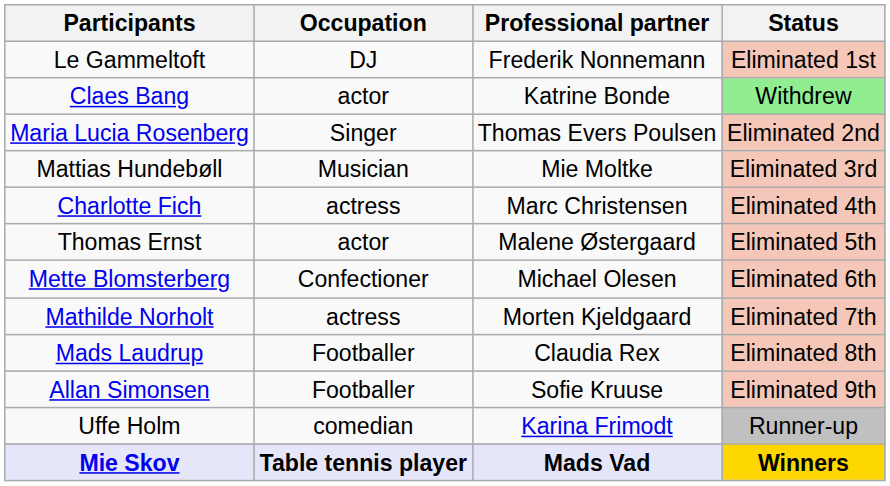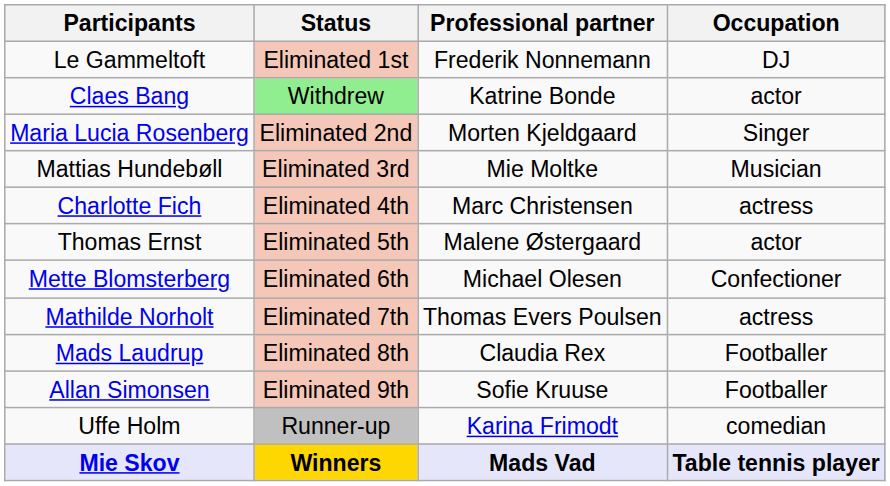columns swapped: (363, 23) <-> (803, 23)
(597, 133) Thomas Evers Poulsen -> (542, 133) Morten Kjeldgaard
(597, 316) Morten Kjeldgaard -> (542, 316) Thomas Evers Poulsen
